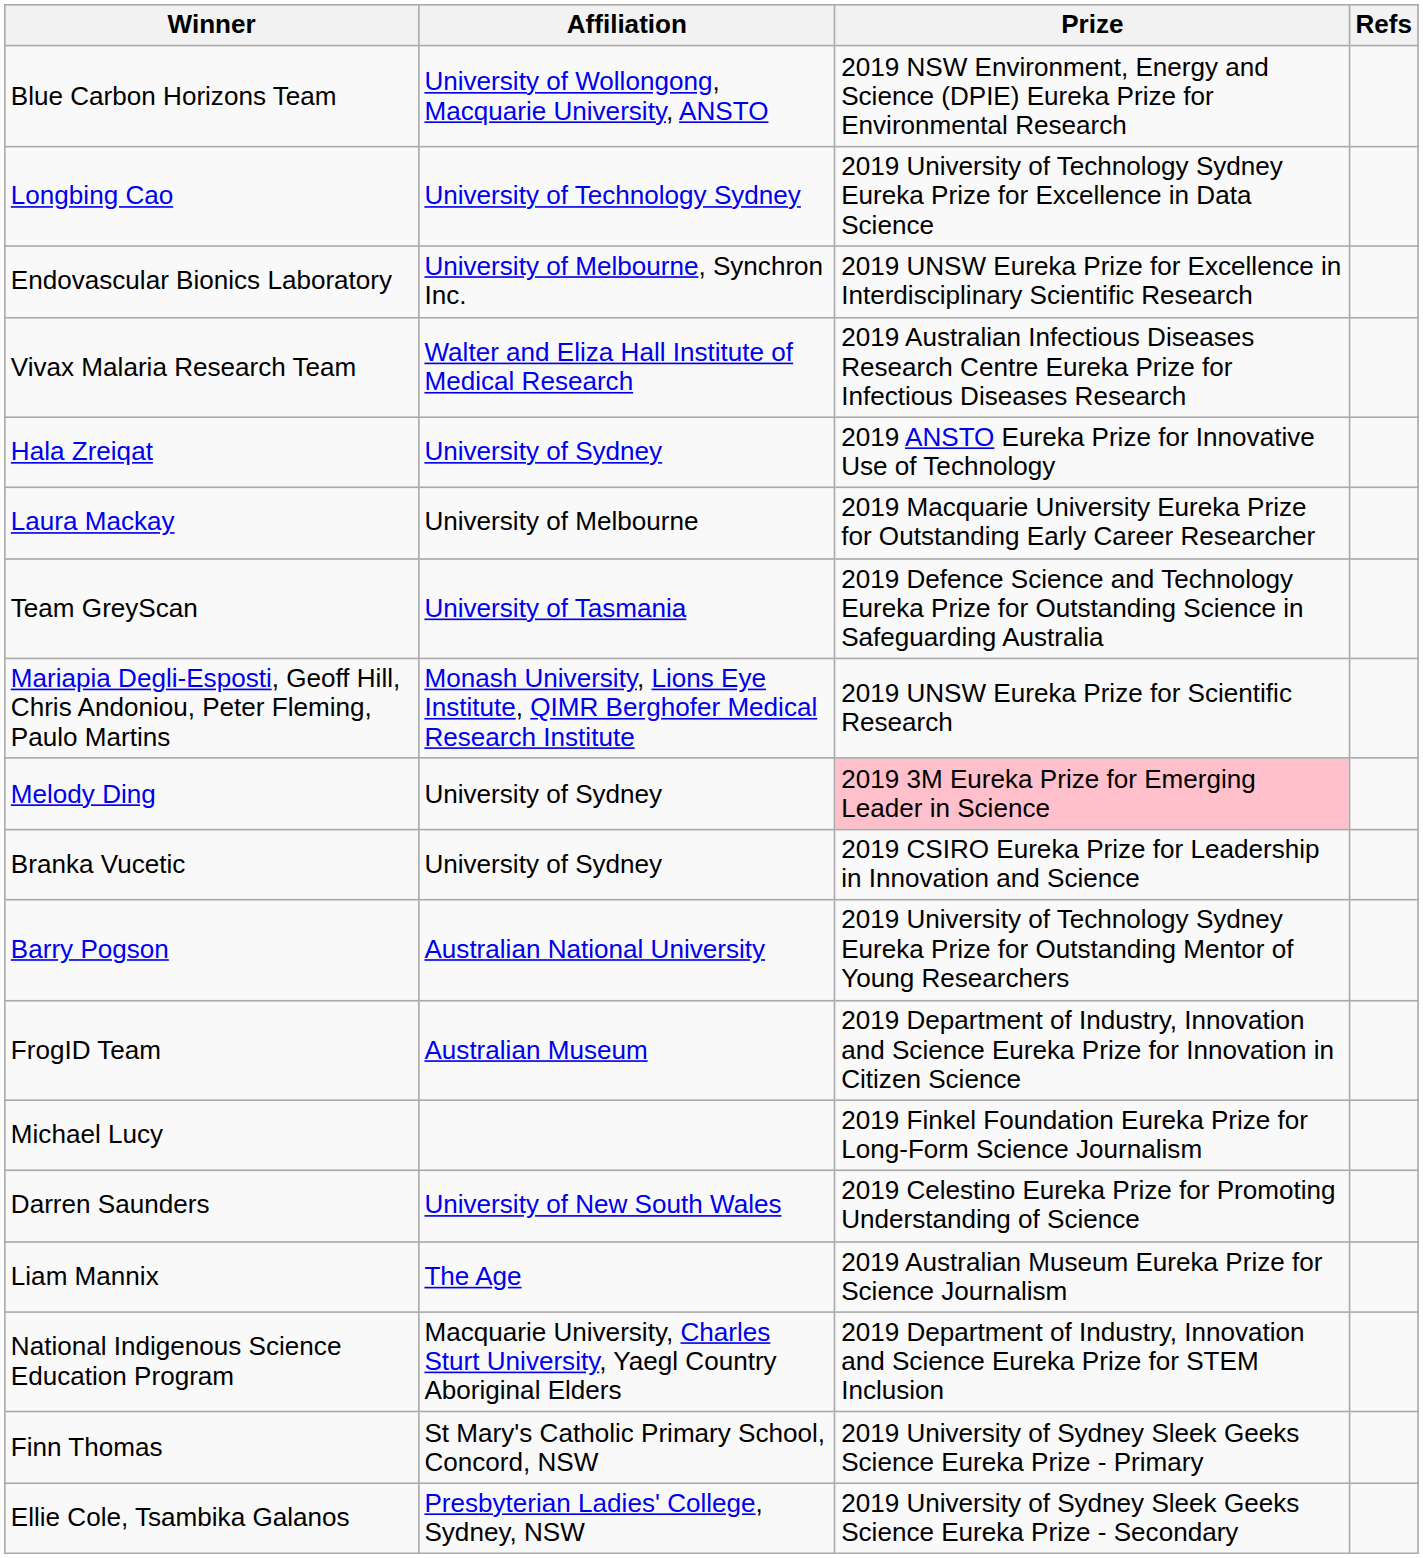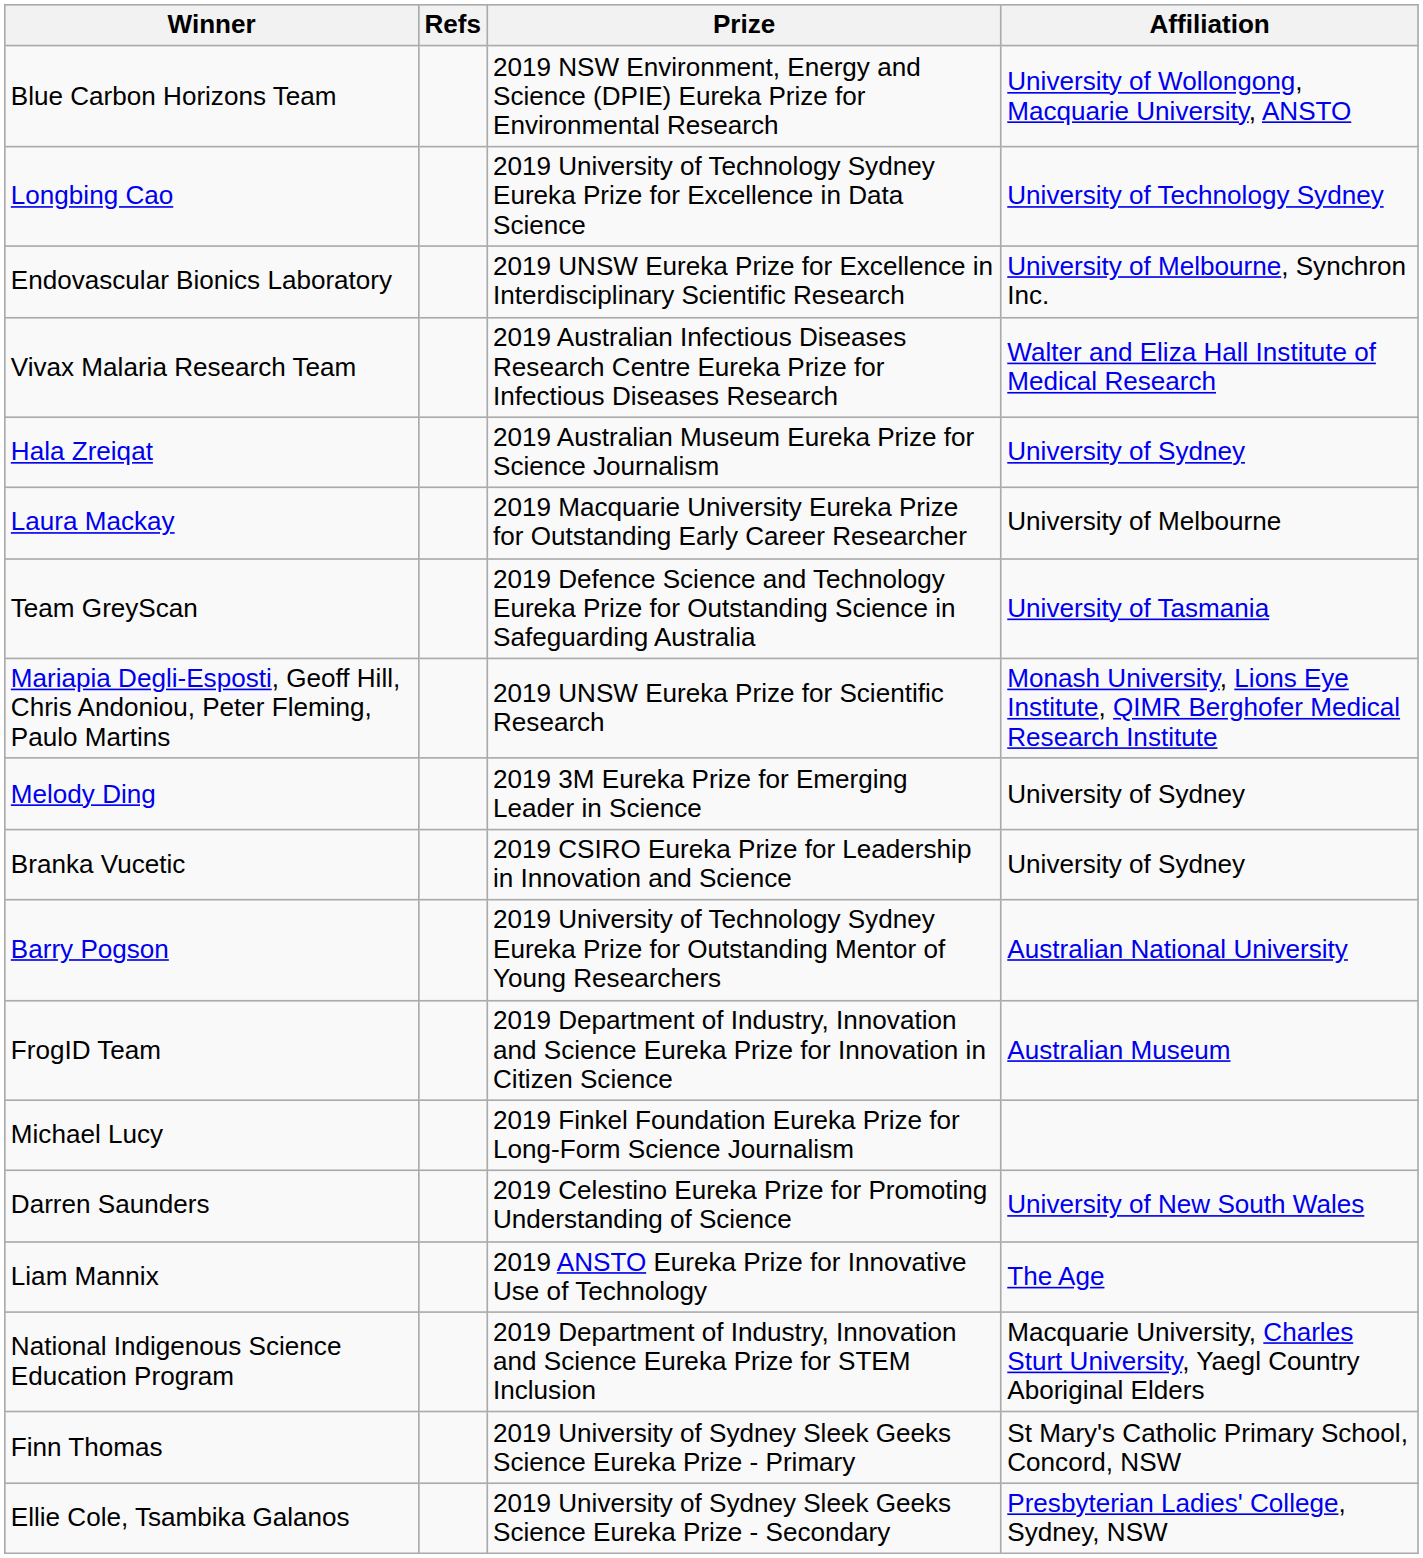columns swapped: (627, 25) <-> (1384, 25)
(1078, 452) 2019 ANSTO Eureka Prize for Innovative Use of Technology -> (734, 452) 2019 Australian Museum Eureka Prize for Science Journalism
(1048, 793) pink background -> (700, 793) no background
(1082, 1276) 2019 Australian Museum Eureka Prize for Science Journalism -> (730, 1276) 2019 ANSTO Eureka Prize for Innovative Use of Technology
